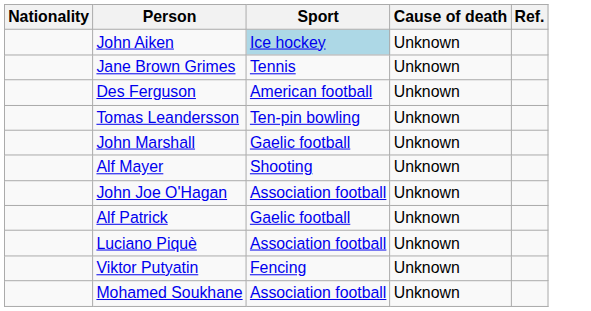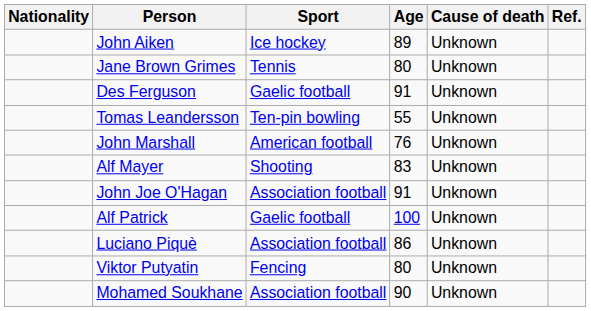+ column: (409, 17)
(288, 42) lightblue background -> (288, 42) no background
(311, 92) American football -> (300, 92) Gaelic football
(300, 142) Gaelic football -> (311, 142) American football
